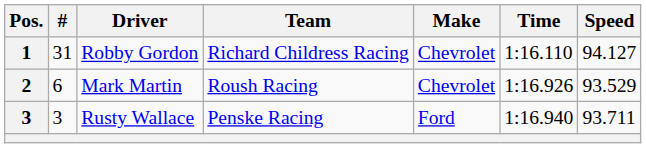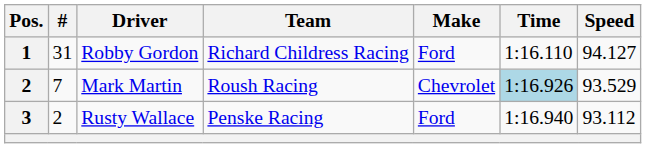(456, 53) Chevrolet -> (436, 53) Ford
(57, 85) 6 -> (57, 85) 7
(539, 85) no background -> (539, 85) lightblue background
(57, 117) 3 -> (57, 117) 2
(609, 117) 93.711 -> (609, 117) 93.112
